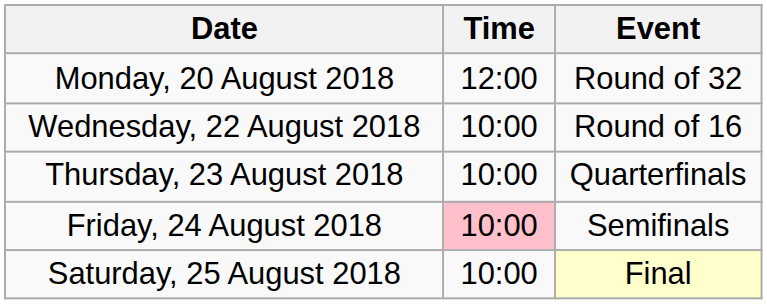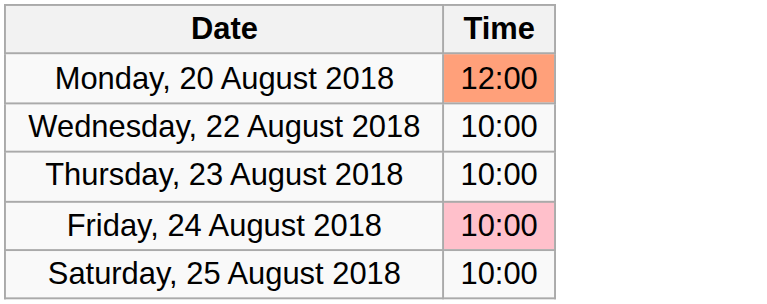- column: (658, 28)
(499, 77) no background -> (499, 77) lightsalmon background
